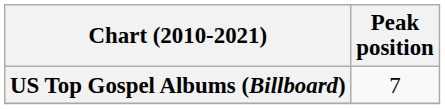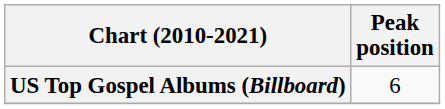(395, 84) 7 -> (395, 84) 6
